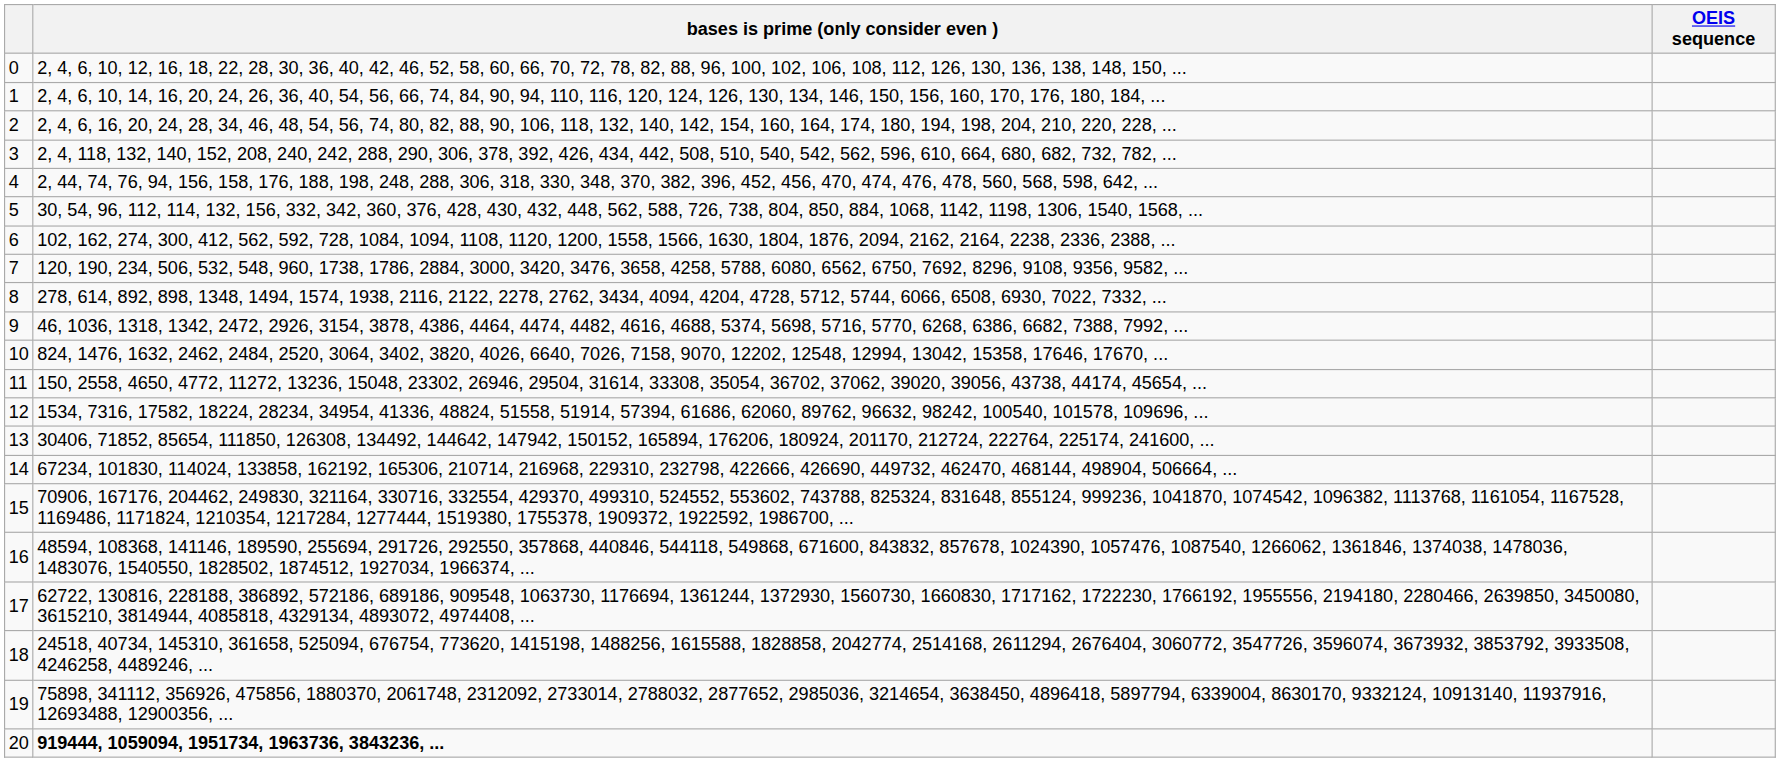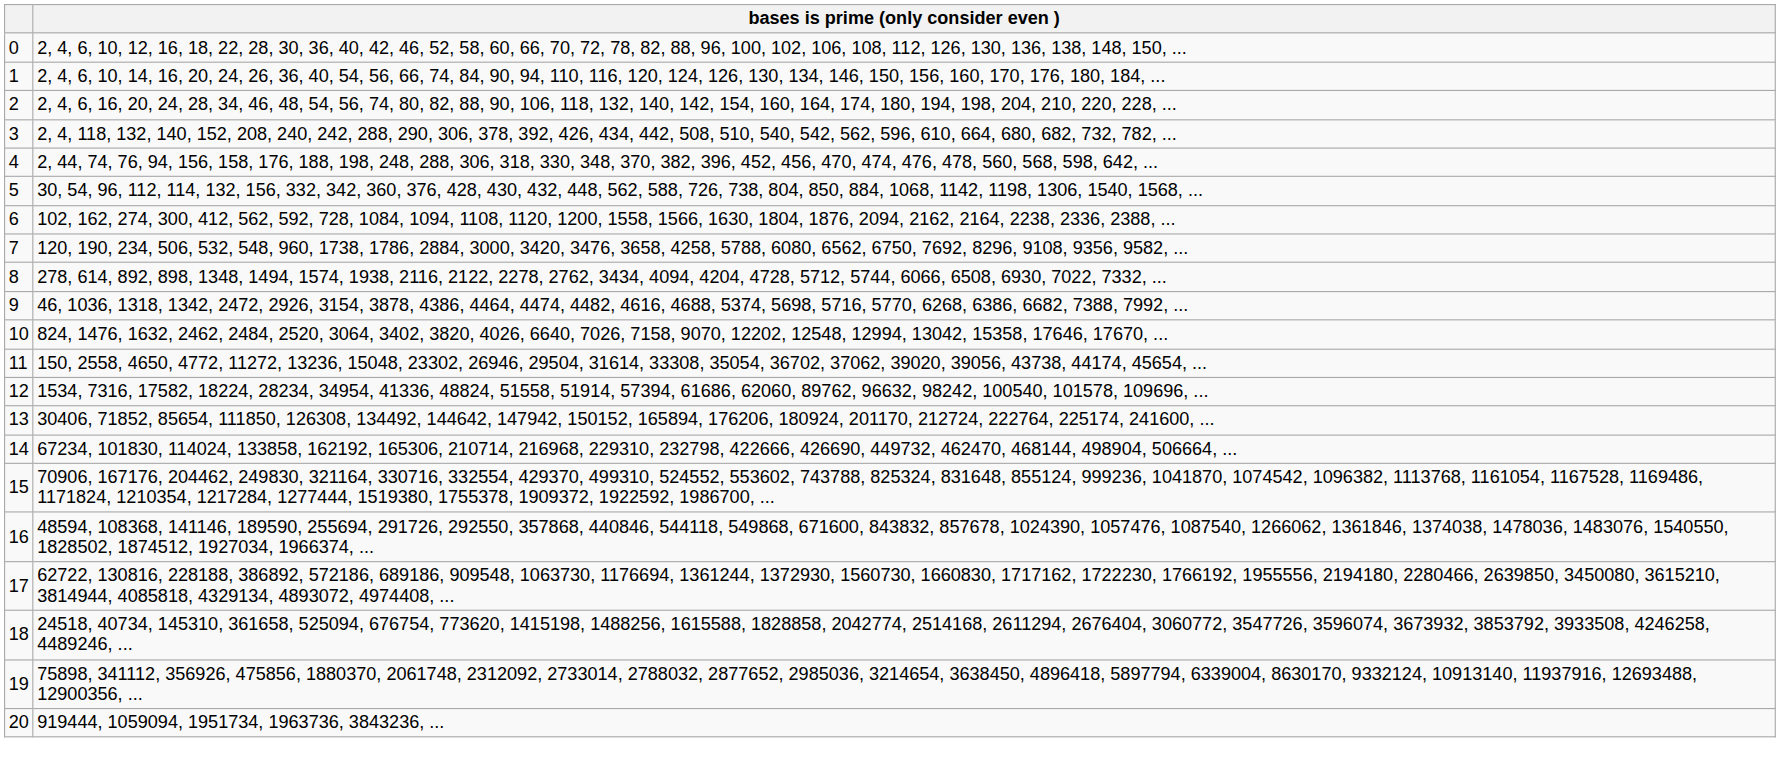- column: (1714, 29)
(241, 743) bold -> (241, 722) normal
